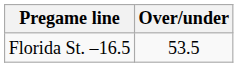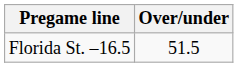(184, 47) 53.5 -> (184, 47) 51.5
